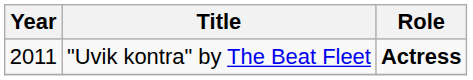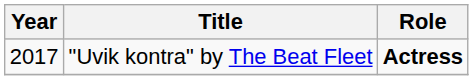(33, 56) 2011 -> (34, 56) 2017
